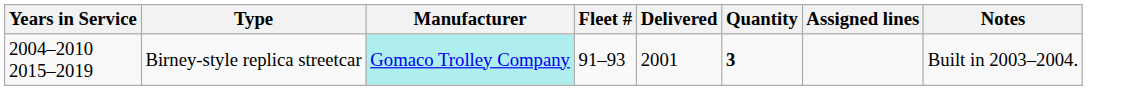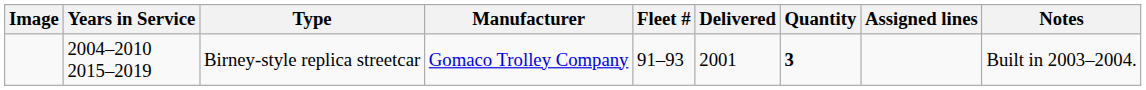+ column: (34, 19)
(470, 59) paleturquoise background -> (529, 59) no background
